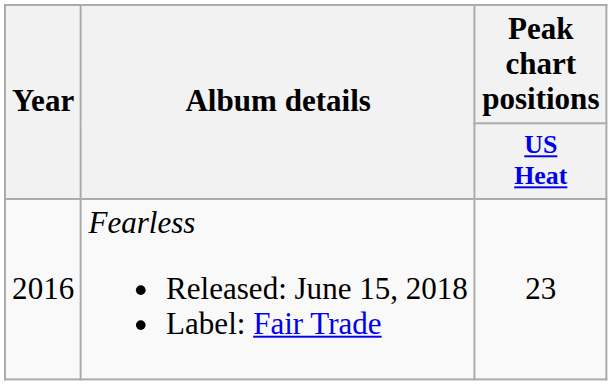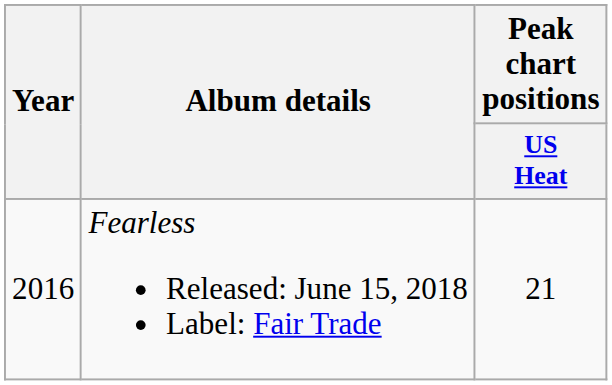(541, 288) 23 -> (541, 288) 21
